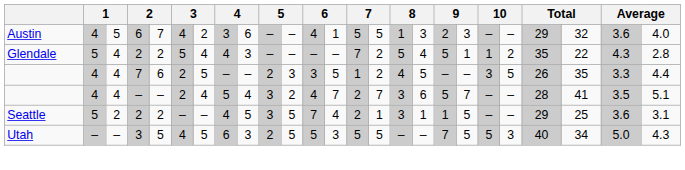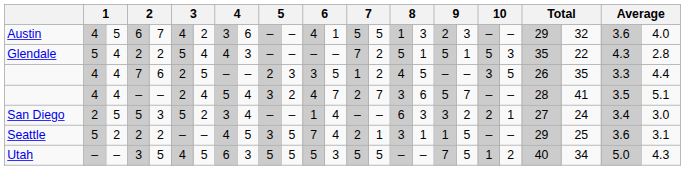(423, 55) 4 -> (423, 55) 1
(489, 55) 1 -> (489, 55) 5
(511, 55) 2 -> (511, 55) 3
+ row: (36, 115)
(270, 135) 2 -> (270, 155) 5
(489, 135) 5 -> (489, 155) 1
(511, 135) 3 -> (511, 155) 2
